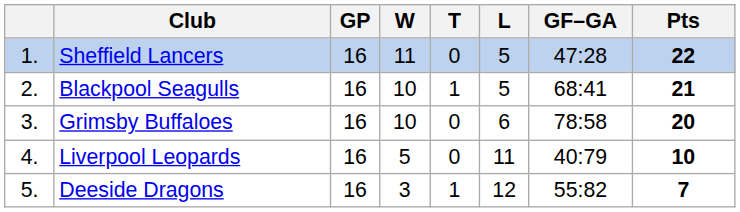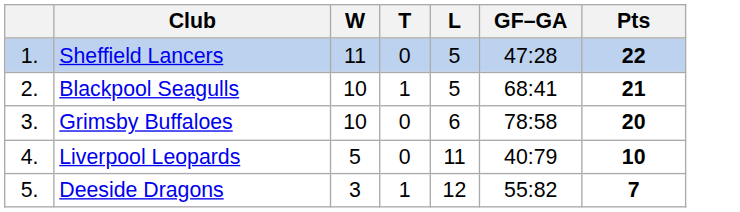- column: (355, 21)
